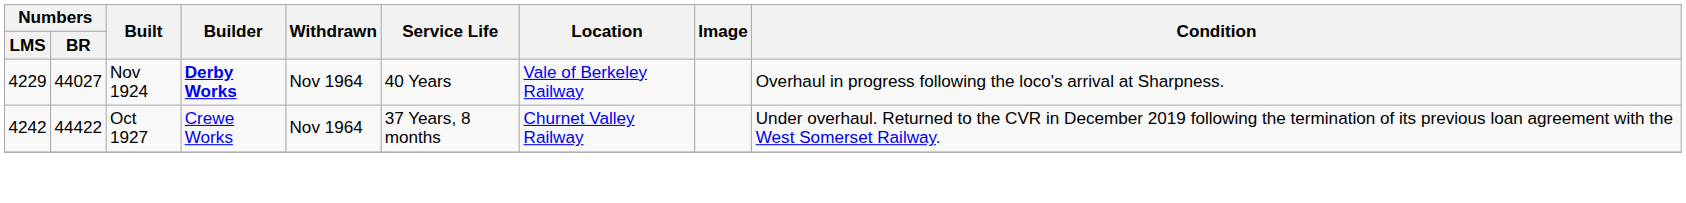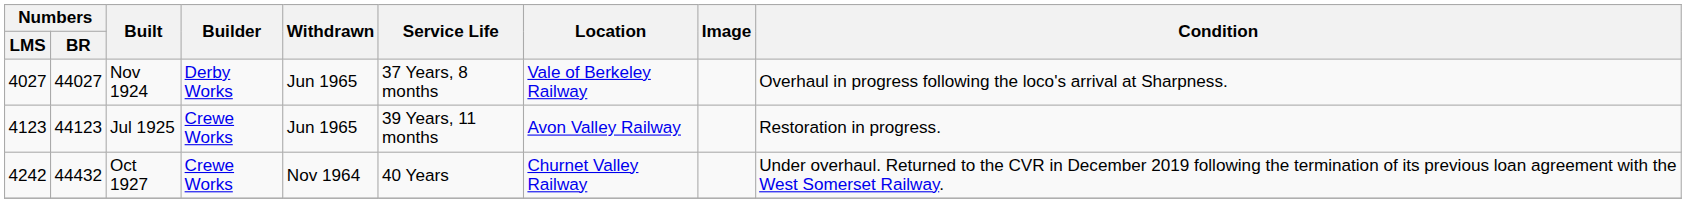(28, 82) 4229 -> (28, 82) 4027
(211, 82) bold -> (209, 82) normal
(326, 82) Nov 1964 -> (322, 82) Jun 1965
(418, 82) 40 Years -> (425, 82) 37 Years, 8 months
+ row: (142, 128)
(78, 128) 44422 -> (78, 174) 44432
(428, 128) 37 Years, 8 months -> (415, 174) 40 Years
